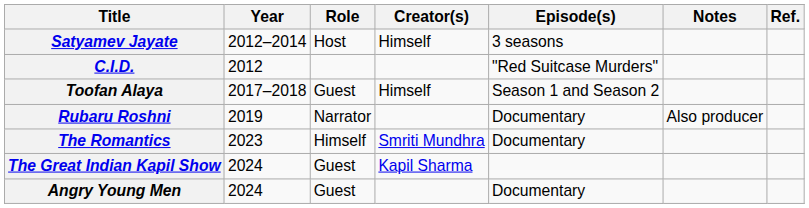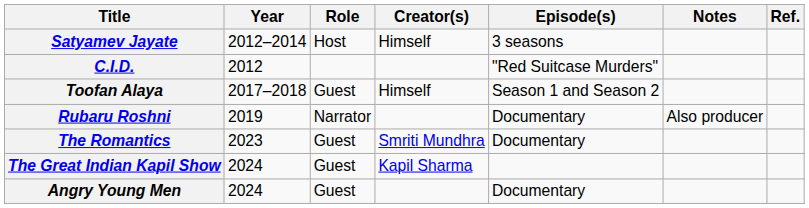(340, 141) Himself -> (335, 141) Guest
